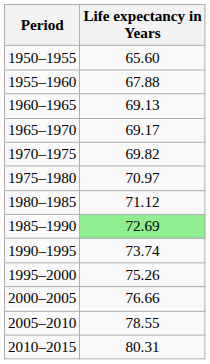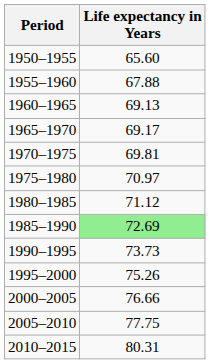(142, 154) 69.82 -> (142, 154) 69.81
(142, 250) 73.74 -> (142, 250) 73.73
(142, 322) 78.55 -> (142, 322) 77.75
